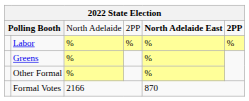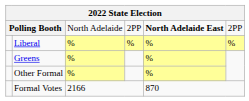(235, 28) bold -> (235, 28) normal
+ row: (27, 43)
- row: (24, 43)
